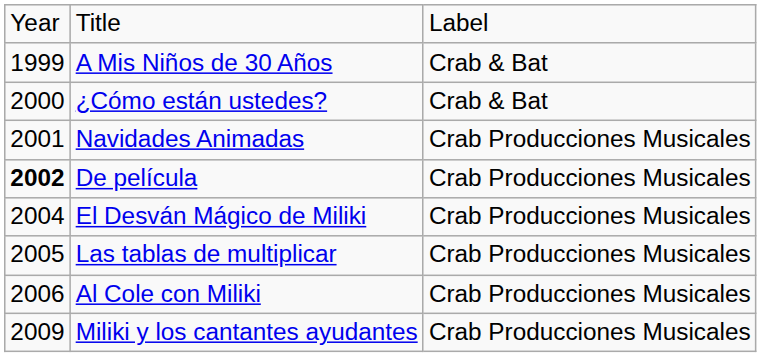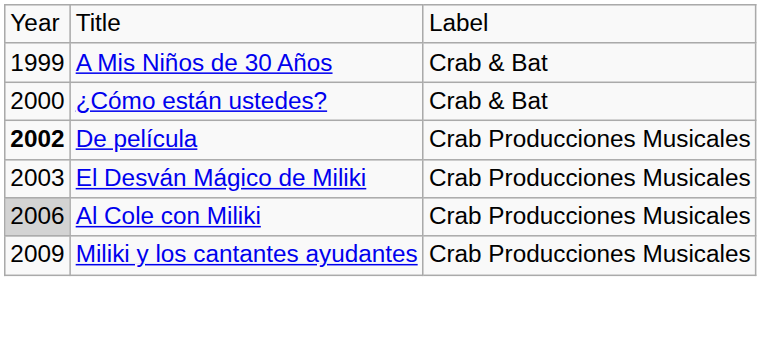- row: (190, 139)
(37, 216) 2004 -> (37, 178) 2003
- row: (206, 255)
(37, 293) no background -> (37, 216) lightgrey background
